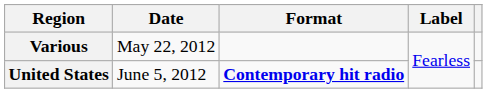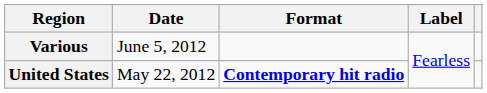(166, 46) May 22, 2012 -> (162, 46) June 5, 2012
(162, 74) June 5, 2012 -> (166, 74) May 22, 2012
